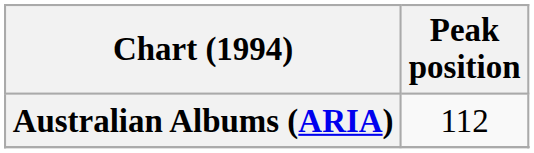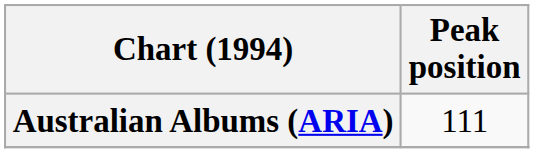(465, 119) 112 -> (465, 119) 111
